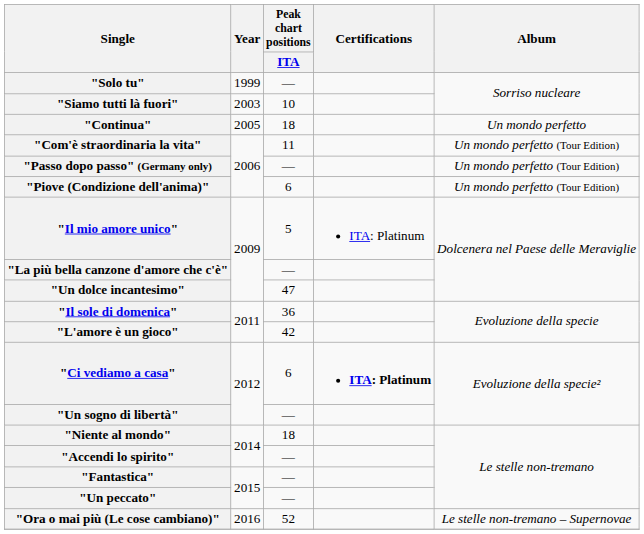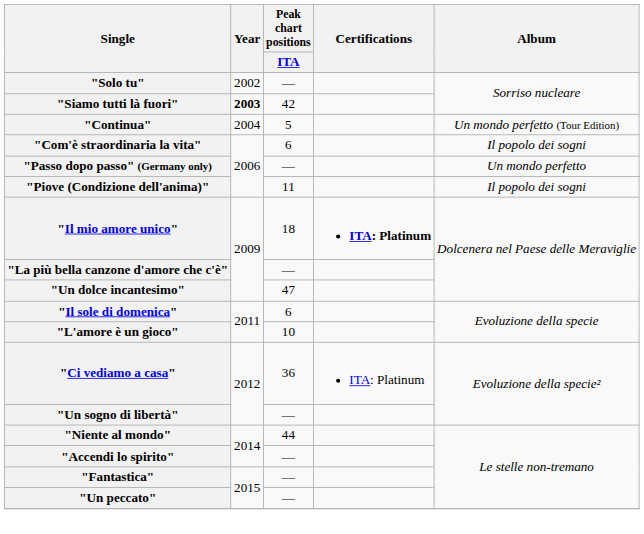(247, 83) 1999 -> (247, 83) 2002
(247, 103) normal -> (247, 103) bold
(288, 103) 10 -> (288, 103) 42
(247, 124) 2005 -> (247, 124) 2004
(288, 124) 18 -> (288, 124) 5
(537, 124) Un mondo perfetto -> (537, 124) Un mondo perfetto (Tour Edition)
(288, 145) 11 -> (288, 145) 6
(537, 145) Un mondo perfetto (Tour Edition) -> (537, 145) Il popolo dei sogni
(537, 166) Un mondo perfetto (Tour Edition) -> (537, 166) Un mondo perfetto
(288, 187) 6 -> (288, 187) 11
(537, 187) Un mondo perfetto (Tour Edition) -> (537, 187) Il popolo dei sogni
(288, 228) 5 -> (288, 228) 18
(374, 236) normal -> (374, 236) bold
(288, 311) 36 -> (288, 311) 6
(288, 332) 42 -> (288, 332) 10
(288, 373) 6 -> (288, 373) 36
(374, 381) bold -> (374, 381) normal
(288, 435) 18 -> (288, 435) 44
- row: (118, 518)
